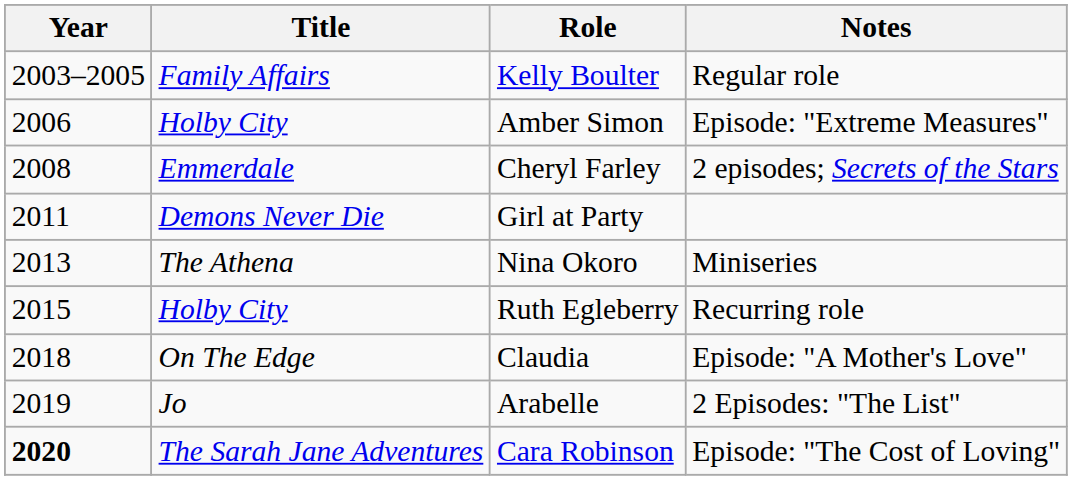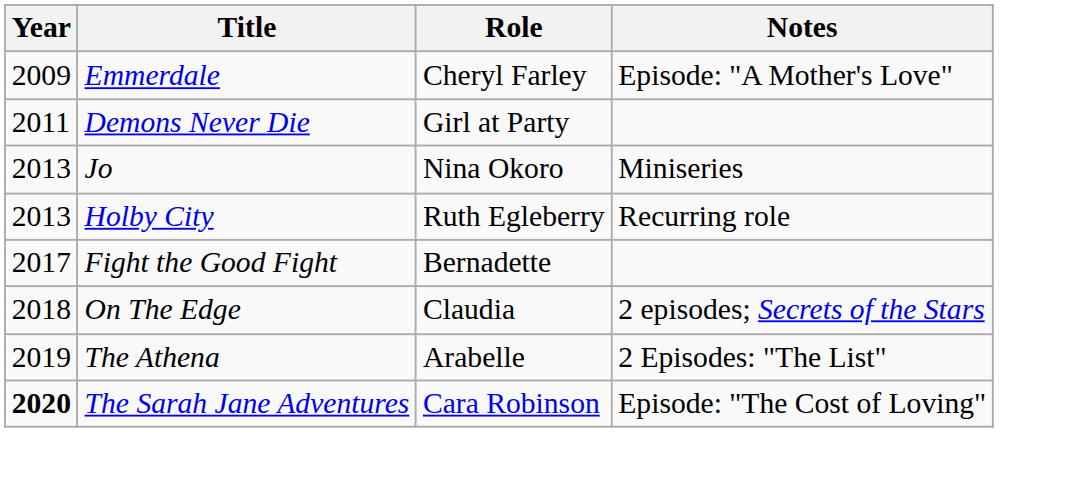- row: (578, 74)
- row: (580, 121)
(41, 168) 2008 -> (41, 74) 2009
(875, 168) 2 episodes; Secrets of the Stars -> (786, 74) Episode: "A Mother's Love"
(226, 262) The Athena -> (99, 168) Jo
(41, 309) 2015 -> (41, 215) 2013
+ row: (487, 262)
(860, 356) Episode: "A Mother's Love" -> (801, 309) 2 episodes; Secrets of the Stars
(173, 403) Jo -> (152, 356) The Athena
